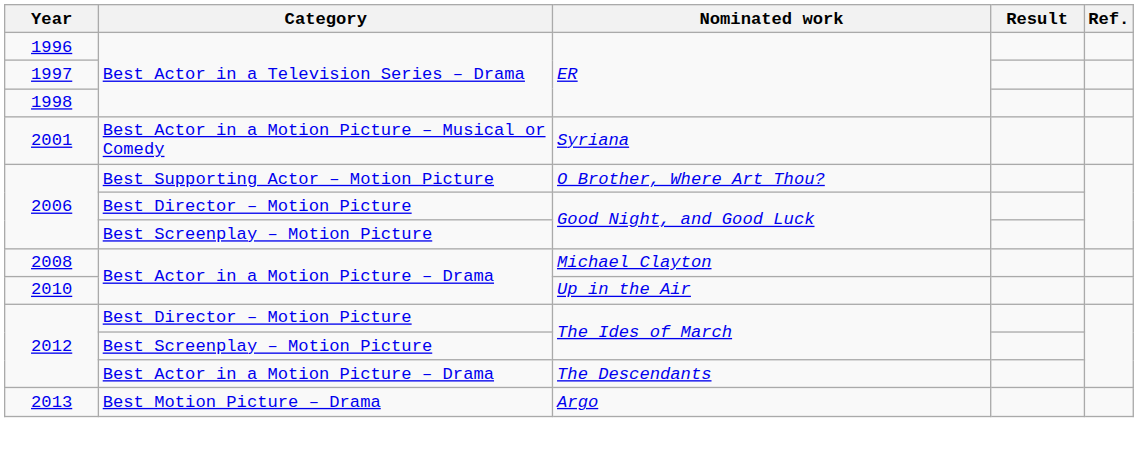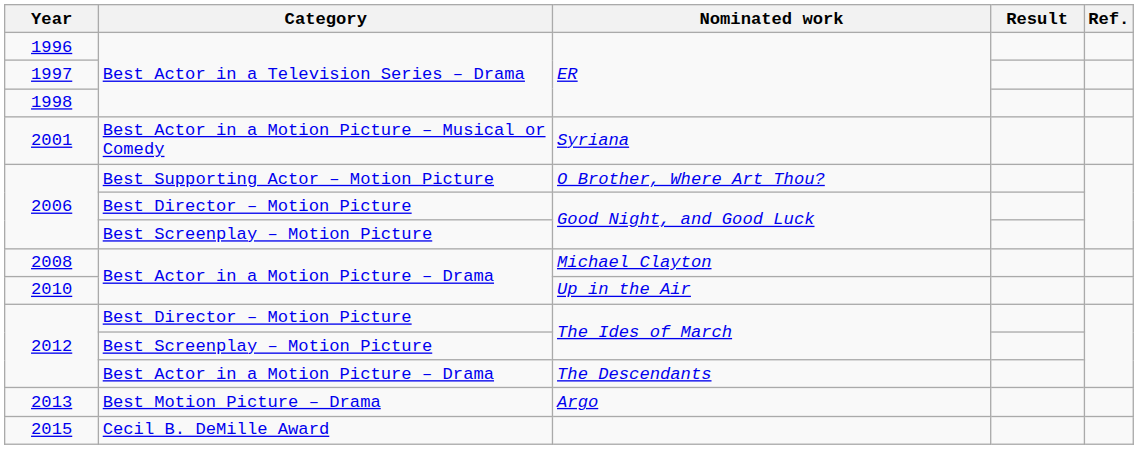+ row: (52, 430)
